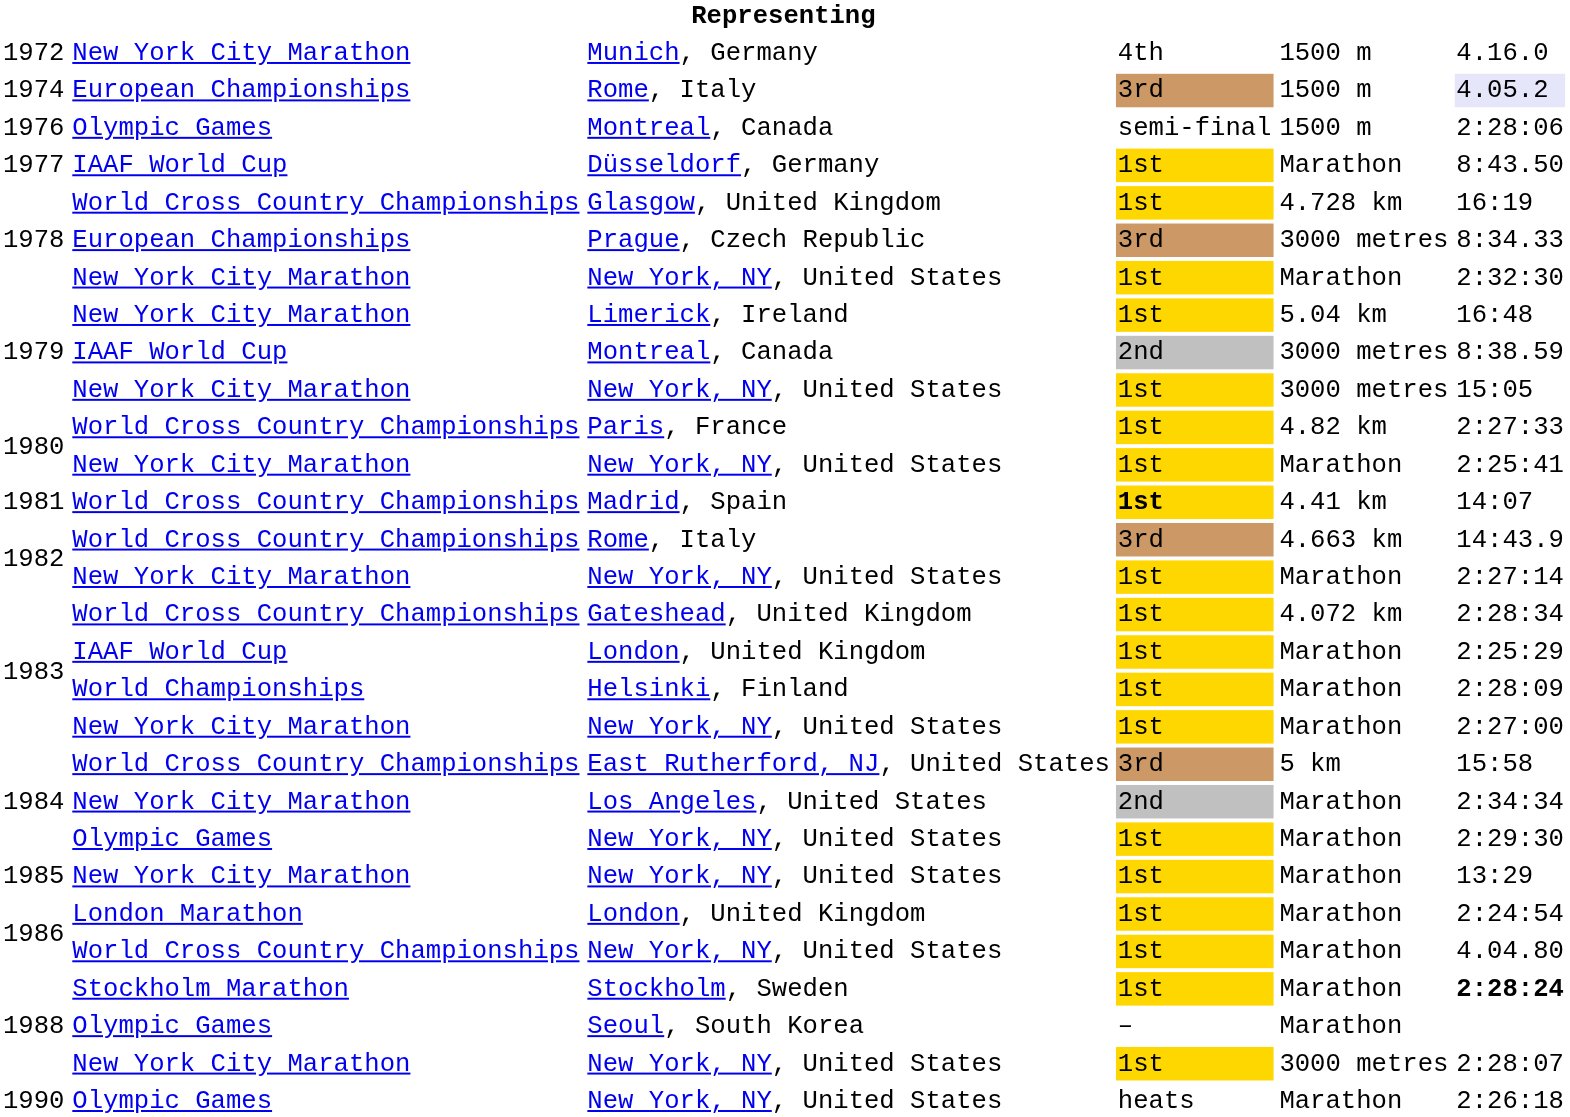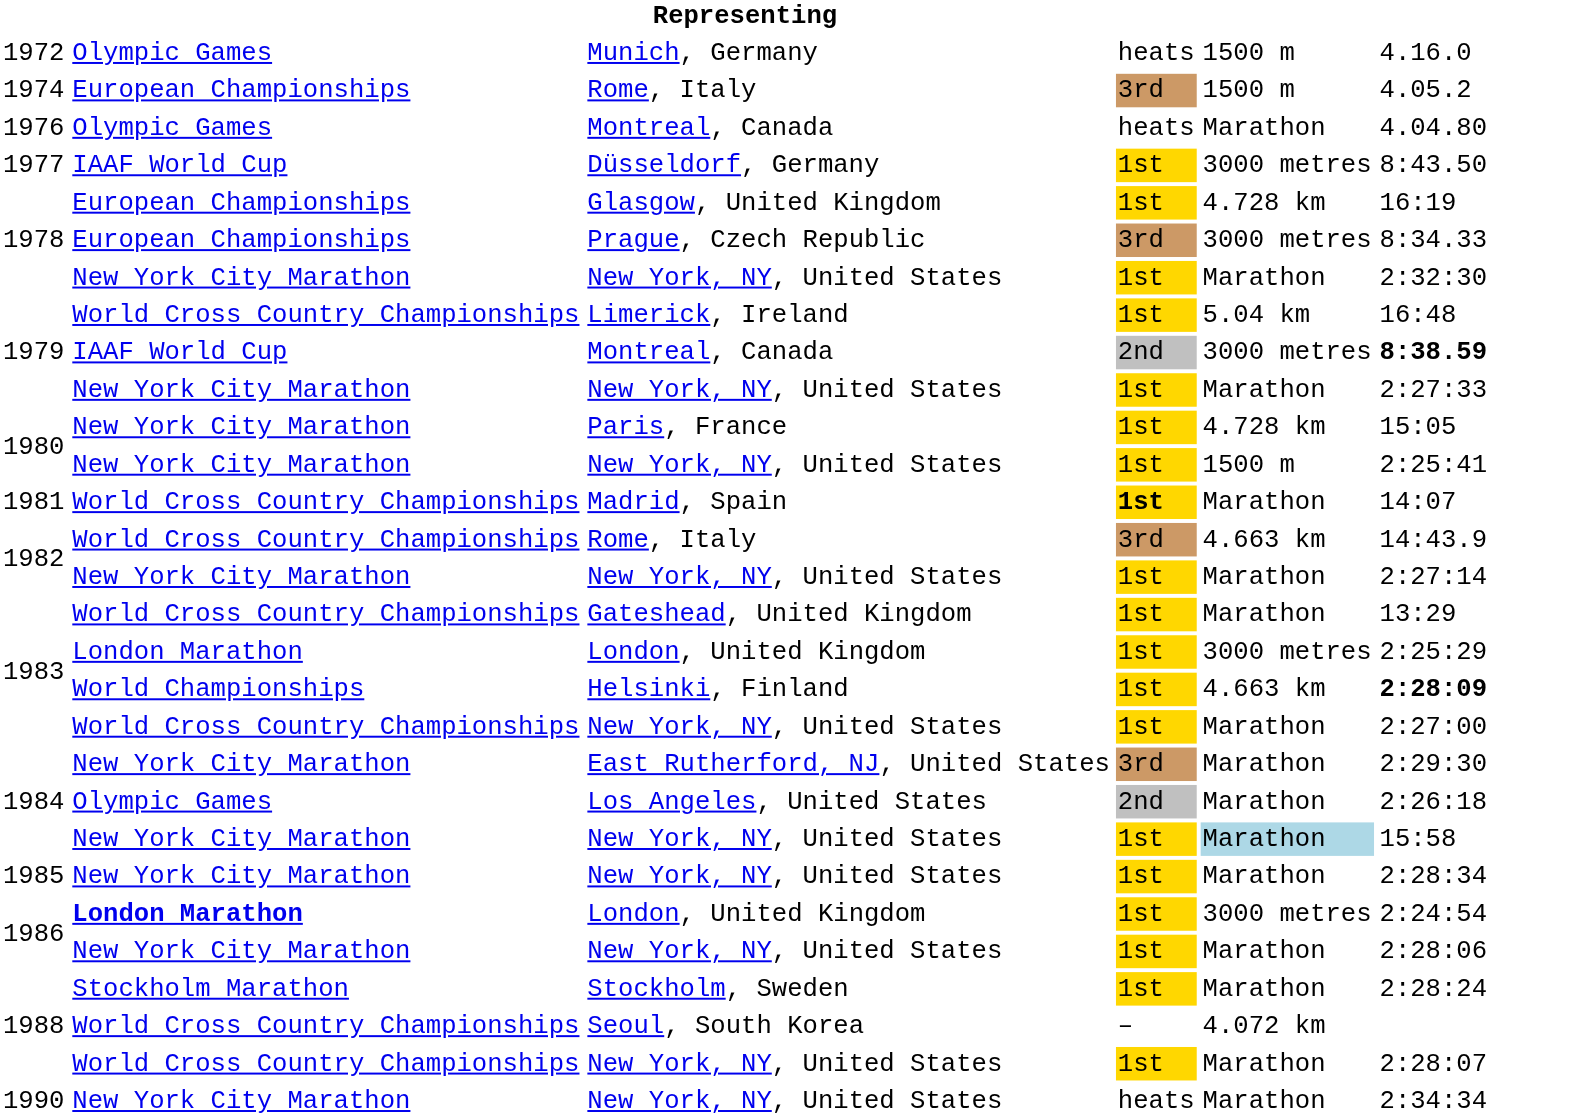(241, 53) New York City Marathon -> (172, 53) Olympic Games
(1141, 53) 4th -> (1156, 53) heats
(1502, 91) lavender background -> (1426, 91) no background
(1195, 128) semi-final -> (1156, 128) heats
(1325, 128) 1500 m -> (1264, 128) Marathon
(1510, 128) 2:28:06 -> (1433, 128) 4.04.80
(1341, 165) Marathon -> (1287, 165) 3000 metres
(326, 203) World Cross Country Championships -> (241, 203) European Championships
(241, 315) New York City Marathon -> (326, 315) World Cross Country Championships
(1510, 353) normal -> (1433, 353) bold
(1364, 390) 3000 metres -> (1264, 390) Marathon
(1495, 390) 15:05 -> (1433, 390) 2:27:33
(326, 427) World Cross Country Championships -> (241, 427) New York City Marathon
(1333, 427) 4.82 km -> (1264, 427) 4.728 km
(1510, 427) 2:27:33 -> (1418, 427) 15:05
(1341, 465) Marathon -> (1249, 465) 1500 m
(1333, 502) 4.41 km -> (1264, 502) Marathon
(1341, 615) 4.072 km -> (1264, 615) Marathon
(1510, 615) 2:28:34 -> (1418, 615) 13:29
(180, 652) IAAF World Cup -> (188, 652) London Marathon
(1341, 652) Marathon -> (1287, 652) 3000 metres
(1341, 689) Marathon -> (1264, 689) 4.663 km
(1510, 689) normal -> (1433, 689) bold
(241, 727) New York City Marathon -> (326, 727) World Cross Country Championships
(326, 764) World Cross Country Championships -> (241, 764) New York City Marathon
(1310, 764) 5 km -> (1264, 764) Marathon
(1495, 764) 15:58 -> (1433, 764) 2:29:30
(241, 802) New York City Marathon -> (172, 802) Olympic Games
(1510, 802) 2:34:34 -> (1433, 802) 2:26:18
(172, 839) Olympic Games -> (241, 839) New York City Marathon
(1341, 839) no background -> (1264, 839) lightblue background
(1510, 839) 2:29:30 -> (1418, 839) 15:58
(1495, 877) 13:29 -> (1433, 877) 2:28:34
(188, 914) normal -> (188, 914) bold
(1341, 914) Marathon -> (1287, 914) 3000 metres
(326, 951) World Cross Country Championships -> (241, 951) New York City Marathon
(1510, 951) 4.04.80 -> (1433, 951) 2:28:06
(1510, 989) bold -> (1433, 989) normal
(172, 1026) Olympic Games -> (326, 1026) World Cross Country Championships
(1341, 1026) Marathon -> (1264, 1026) 4.072 km
(241, 1064) New York City Marathon -> (326, 1064) World Cross Country Championships
(1364, 1064) 3000 metres -> (1264, 1064) Marathon
(172, 1101) Olympic Games -> (241, 1101) New York City Marathon
(1510, 1101) 2:26:18 -> (1433, 1101) 2:34:34
